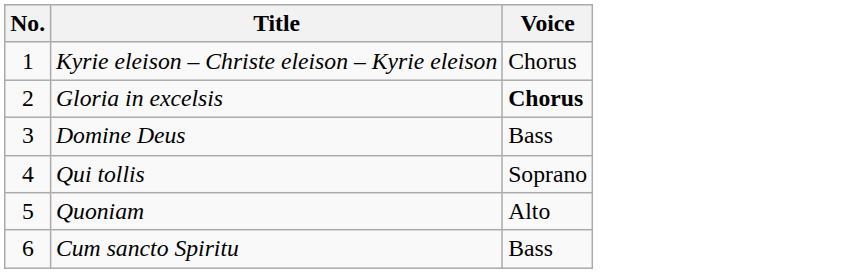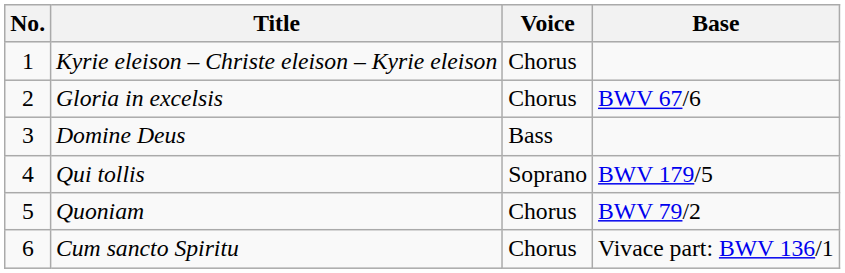+ column: (716, 23)
(546, 98) bold -> (542, 98) normal
(529, 211) Alto -> (542, 211) Chorus
(531, 248) Bass -> (542, 248) Chorus
